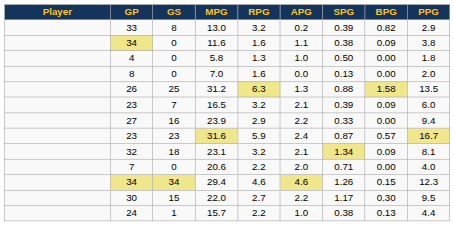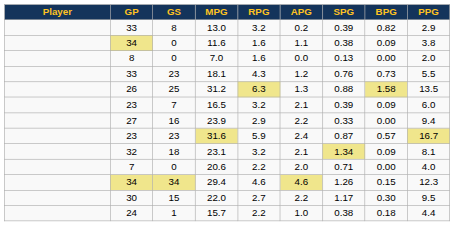- row: (216, 58)
+ row: (216, 74)
(386, 213) 0.13 -> (386, 213) 0.18
